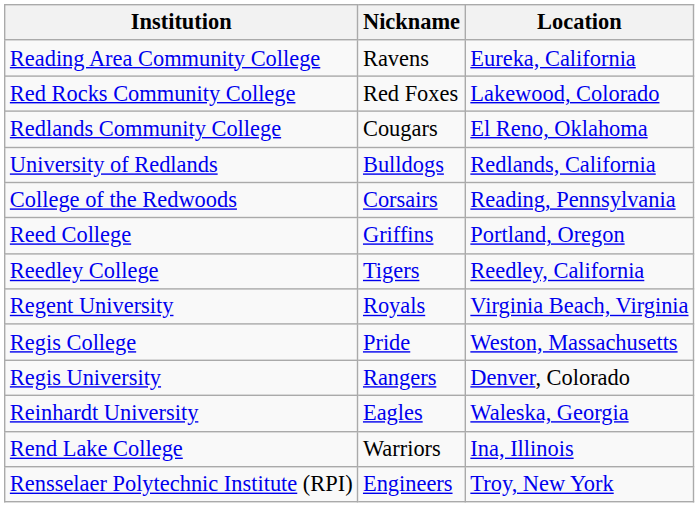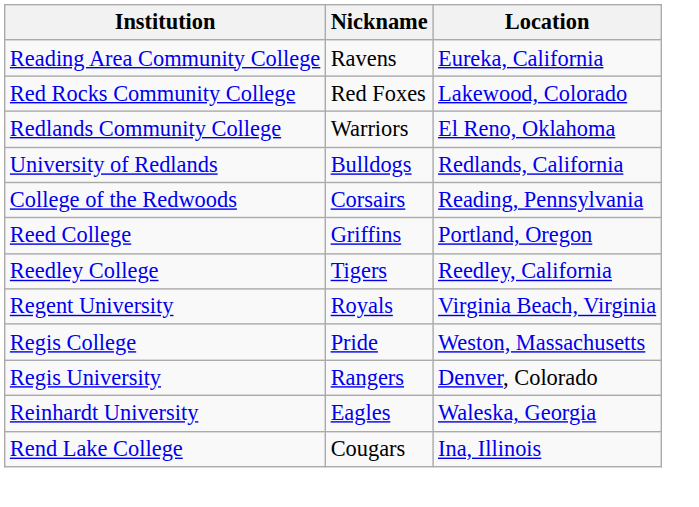(400, 128) Cougars -> (370, 128) Warriors
(402, 448) Warriors -> (368, 448) Cougars
- row: (181, 484)
